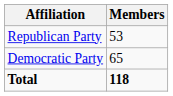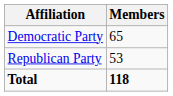rows swapped: (55, 58) <-> (55, 36)
